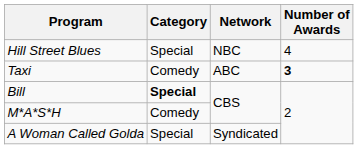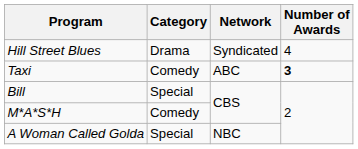(172, 50) Special -> (170, 50) Drama
(227, 50) NBC -> (245, 50) Syndicated
(173, 92) bold -> (172, 92) normal
(245, 133) Syndicated -> (227, 133) NBC
